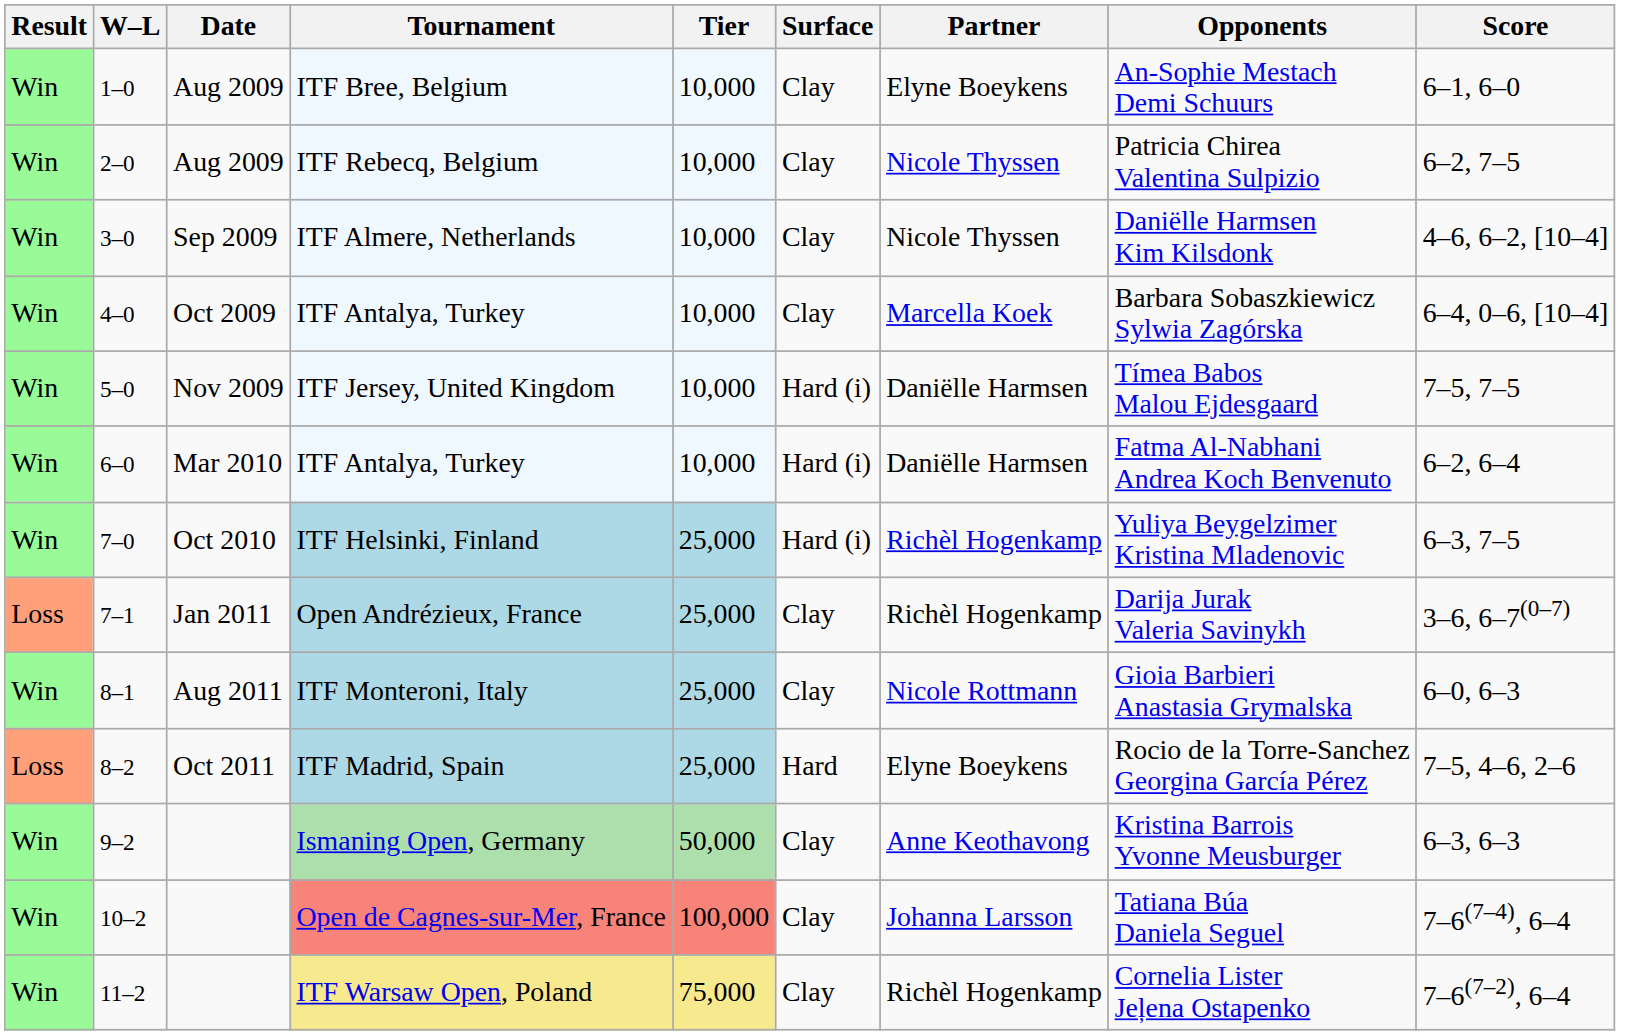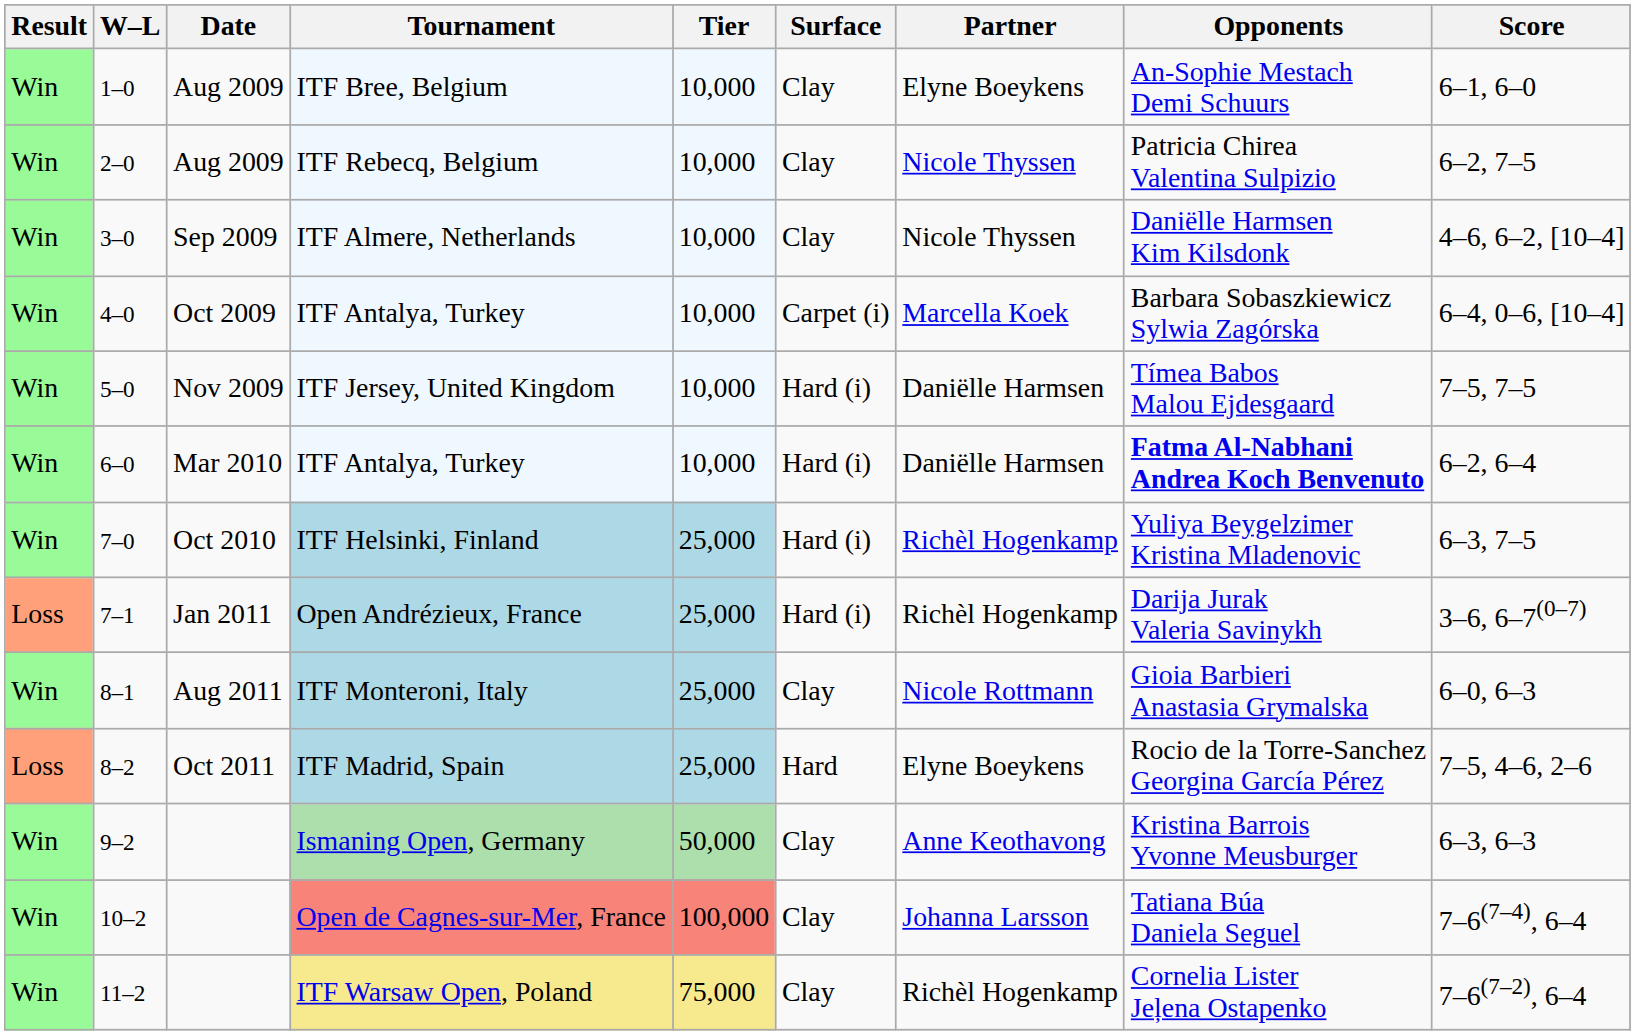(808, 312) Clay -> (836, 312) Carpet (i)
(1253, 463) normal -> (1278, 463) bold
(808, 614) Clay -> (827, 614) Hard (i)
